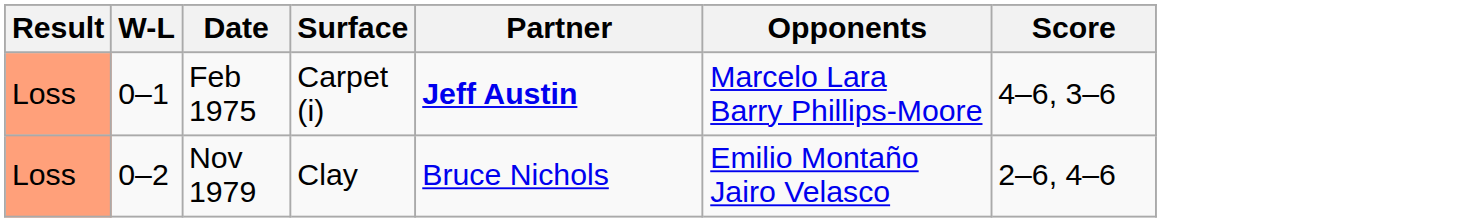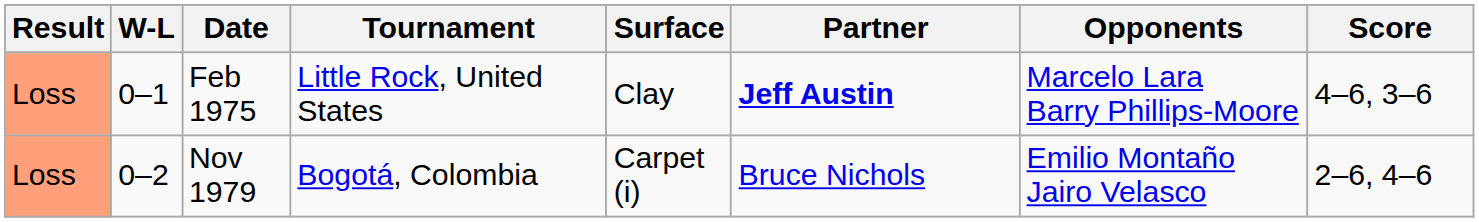+ column: (449, 28)
(343, 93) Carpet (i) -> (644, 93) Clay
(328, 175) Clay -> (659, 175) Carpet (i)
